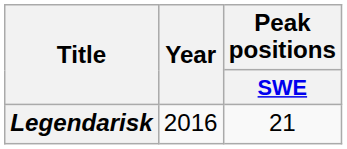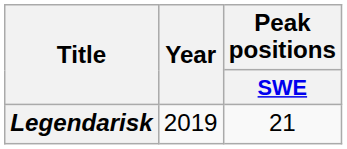(191, 123) 2016 -> (191, 123) 2019
